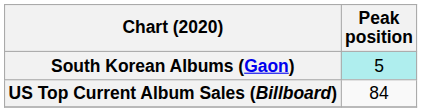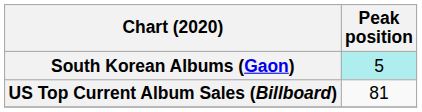(379, 93) 84 -> (379, 93) 81
